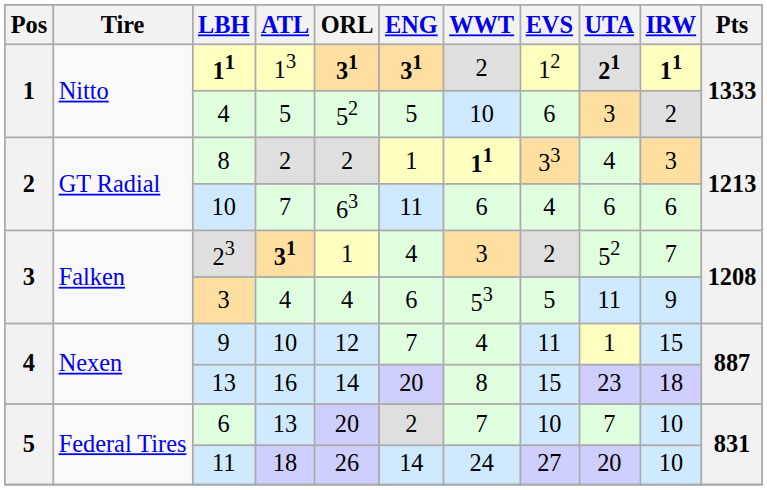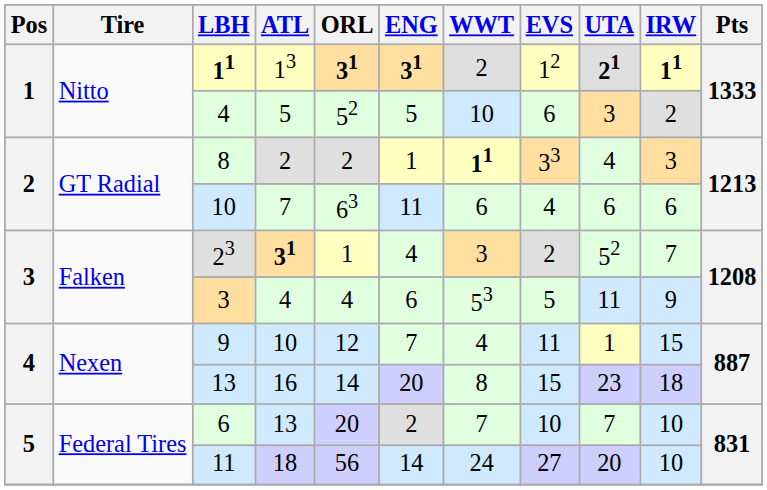(347, 463) 26 -> (347, 463) 56
